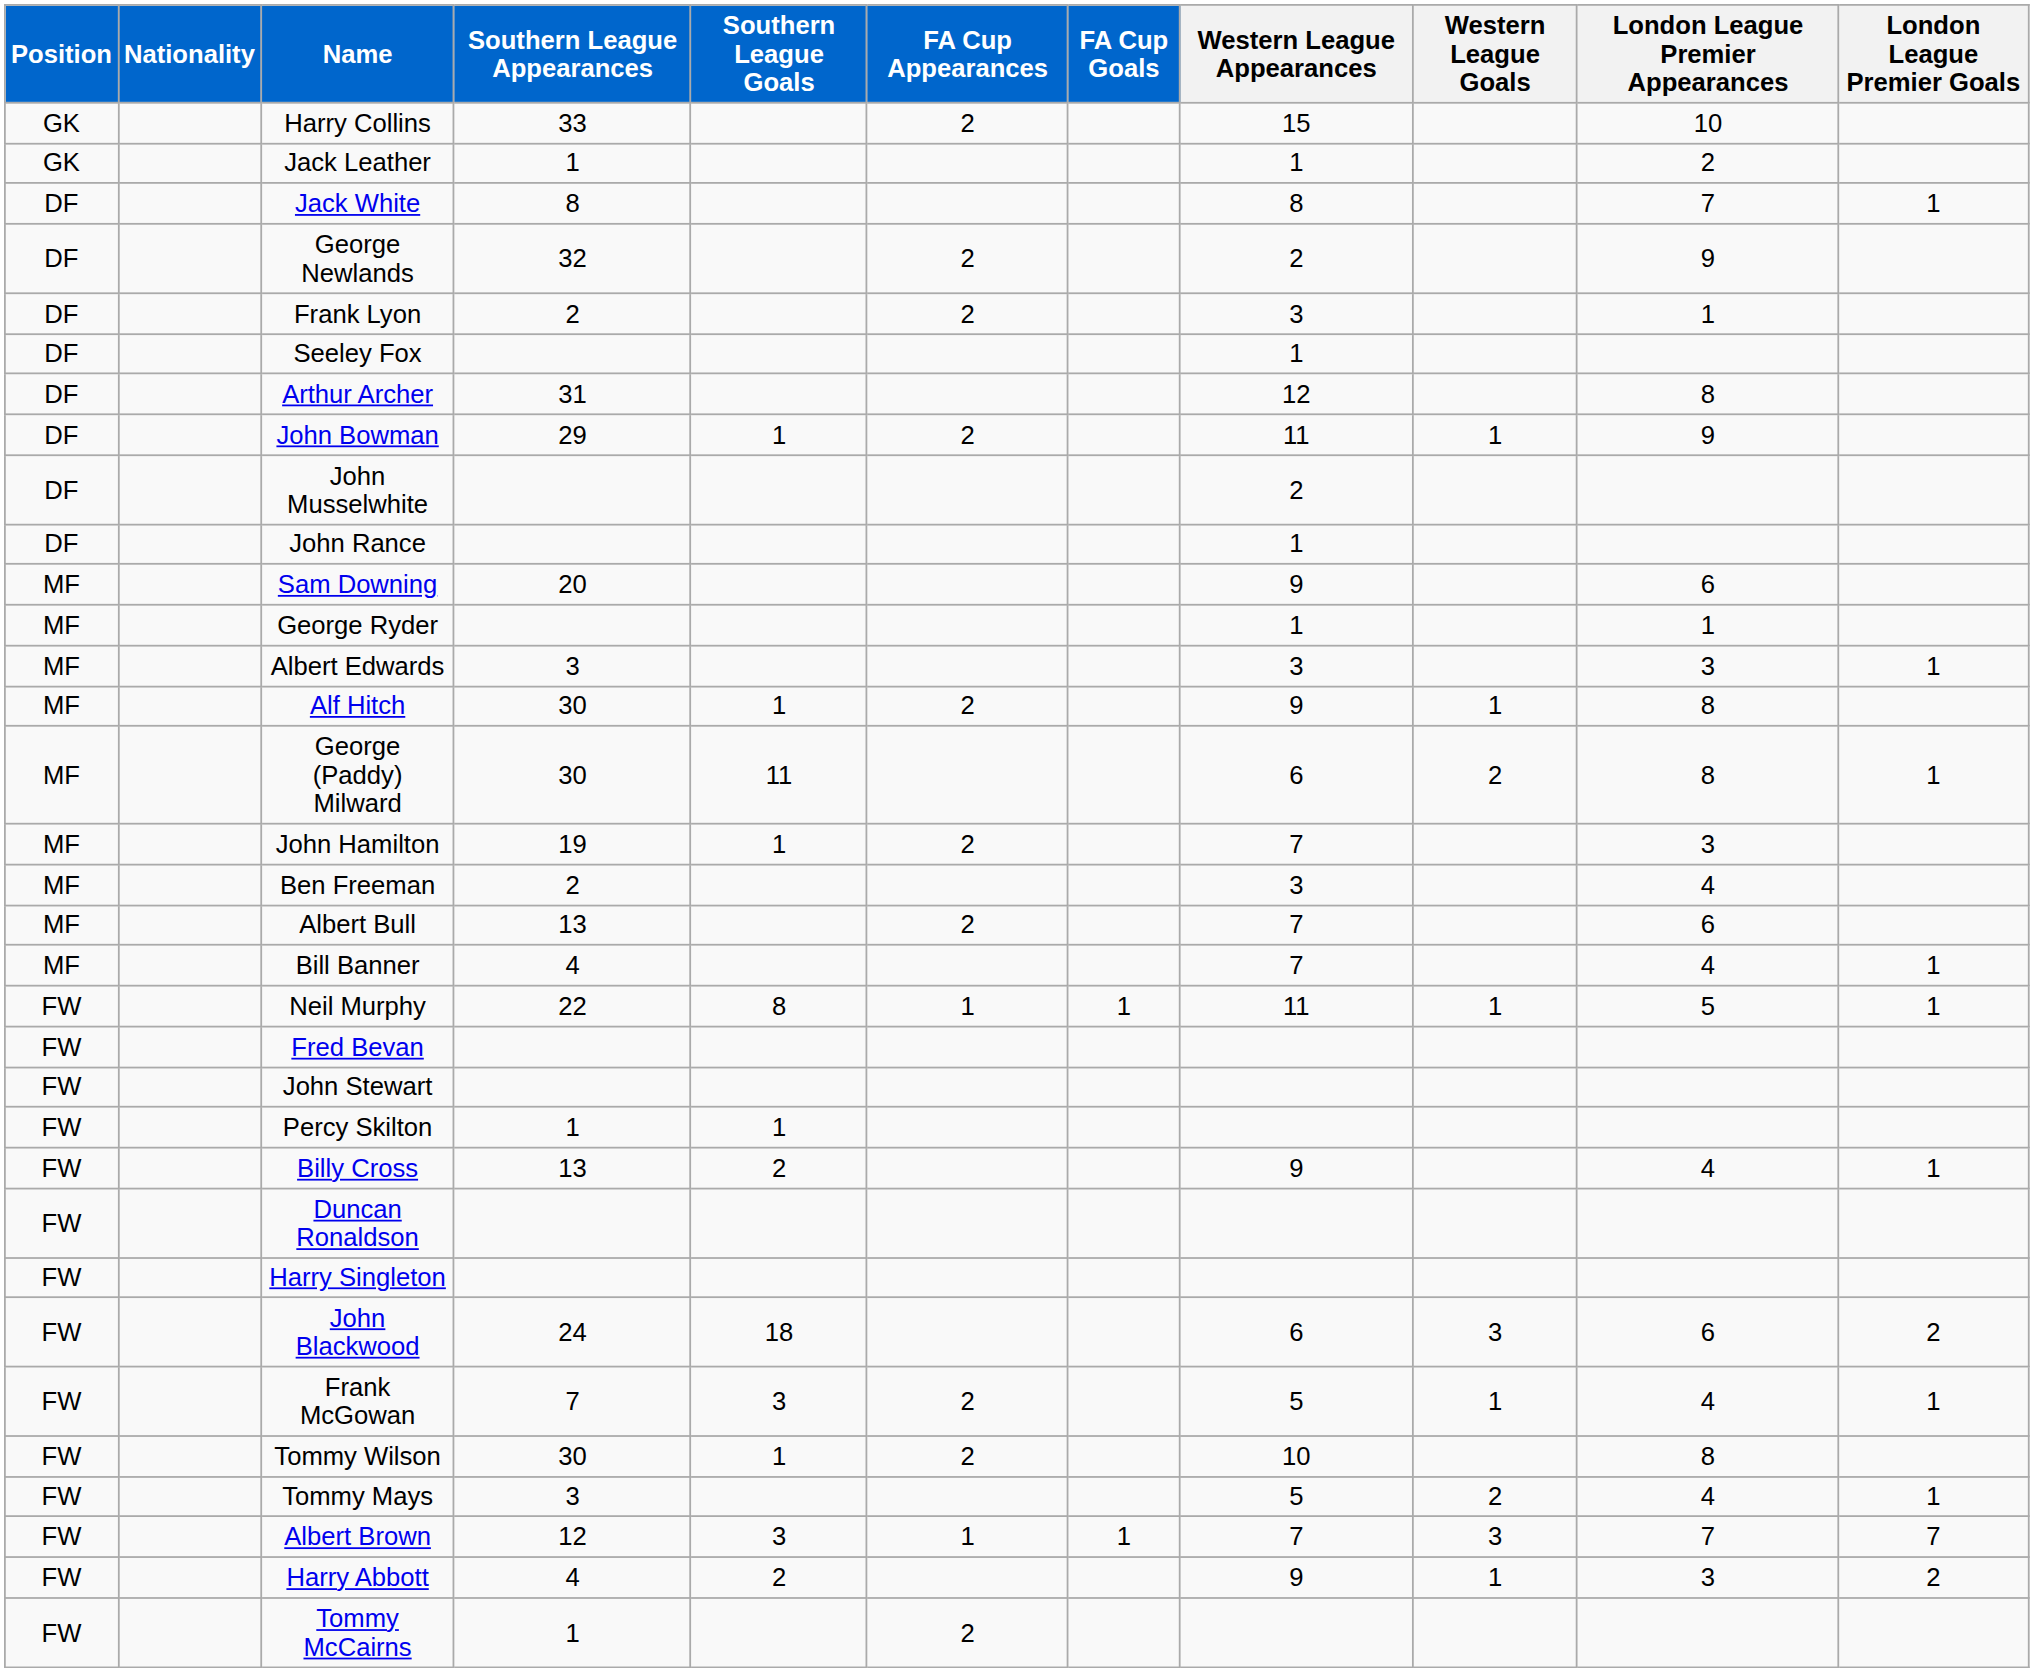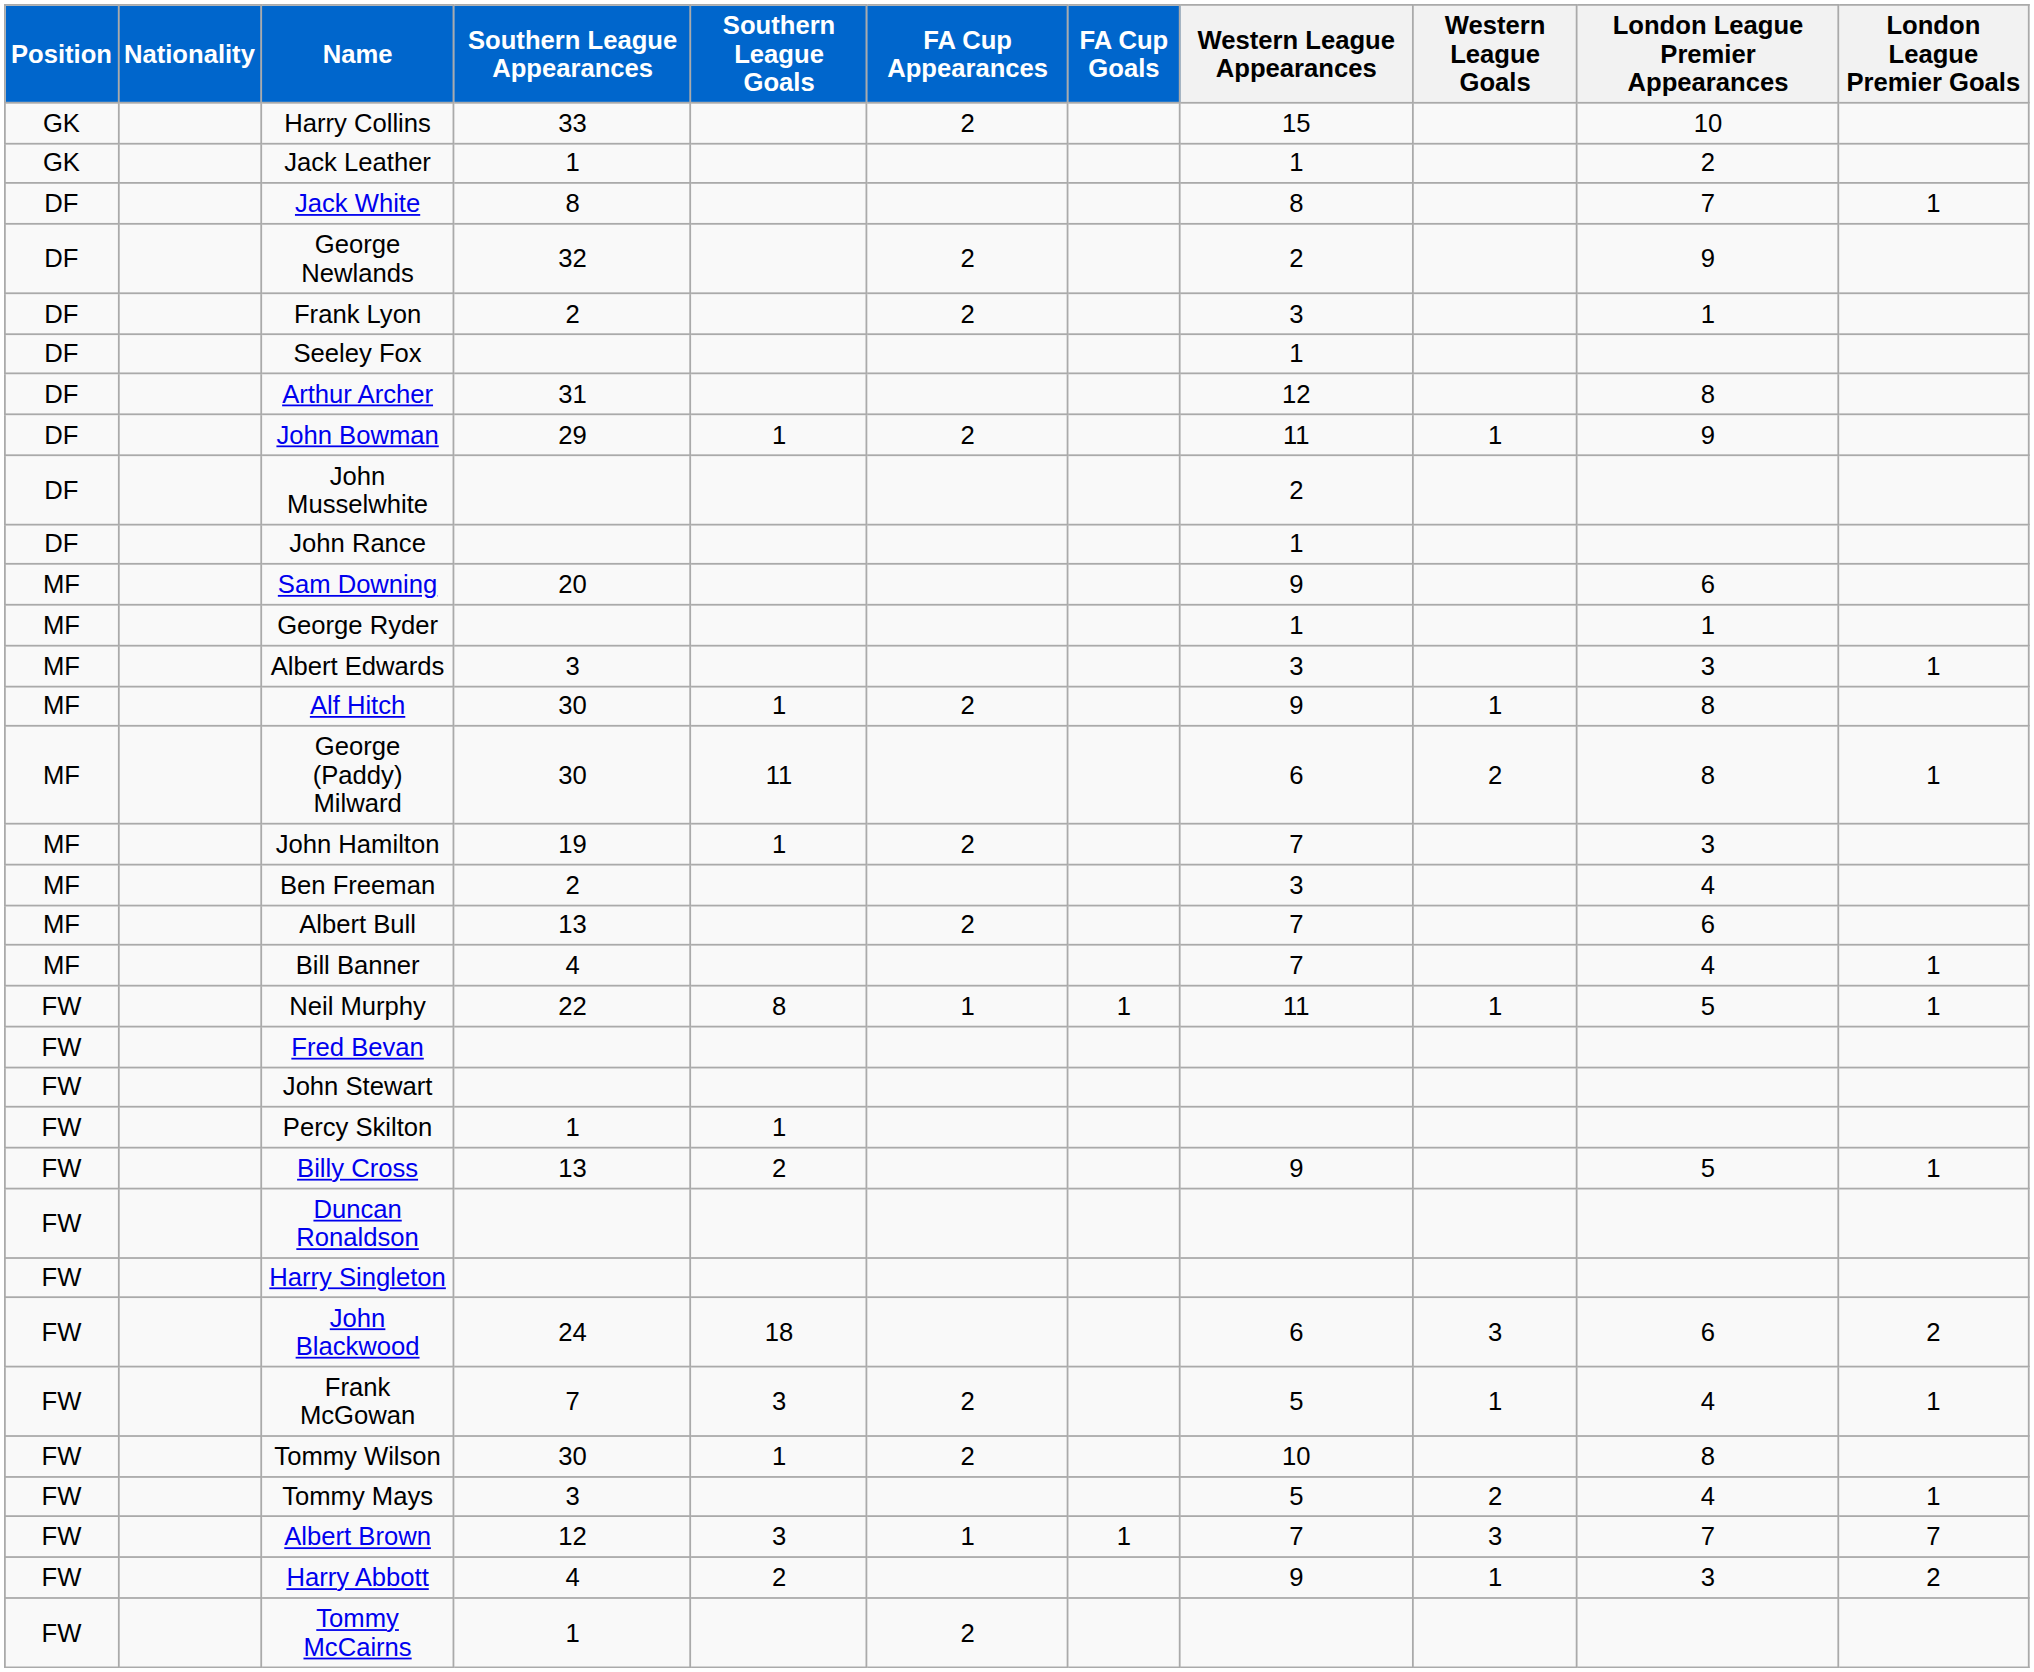(1708, 1168) 4 -> (1708, 1168) 5
